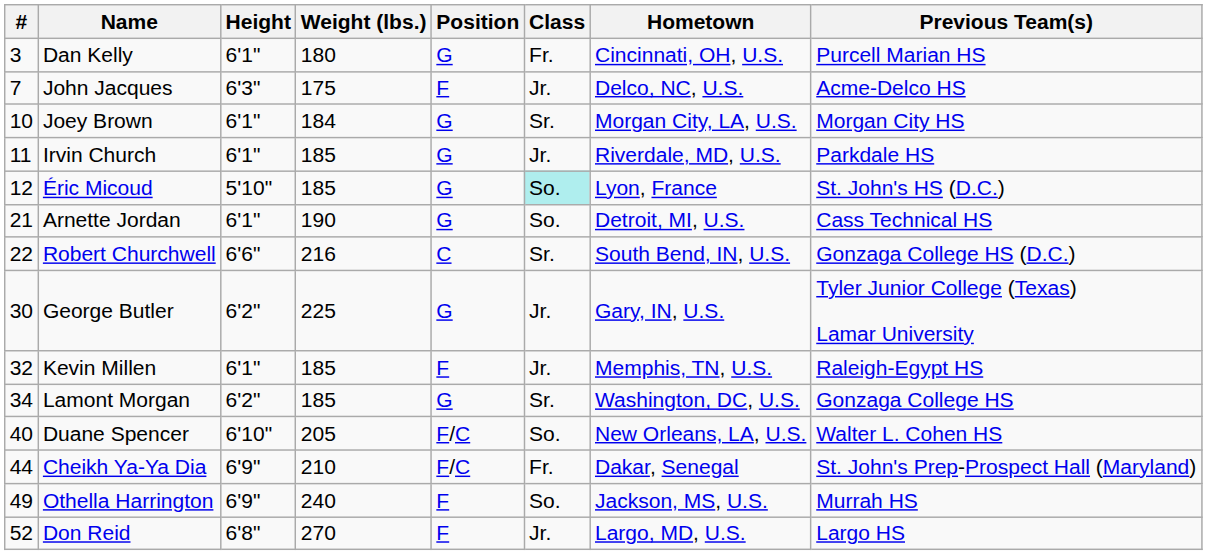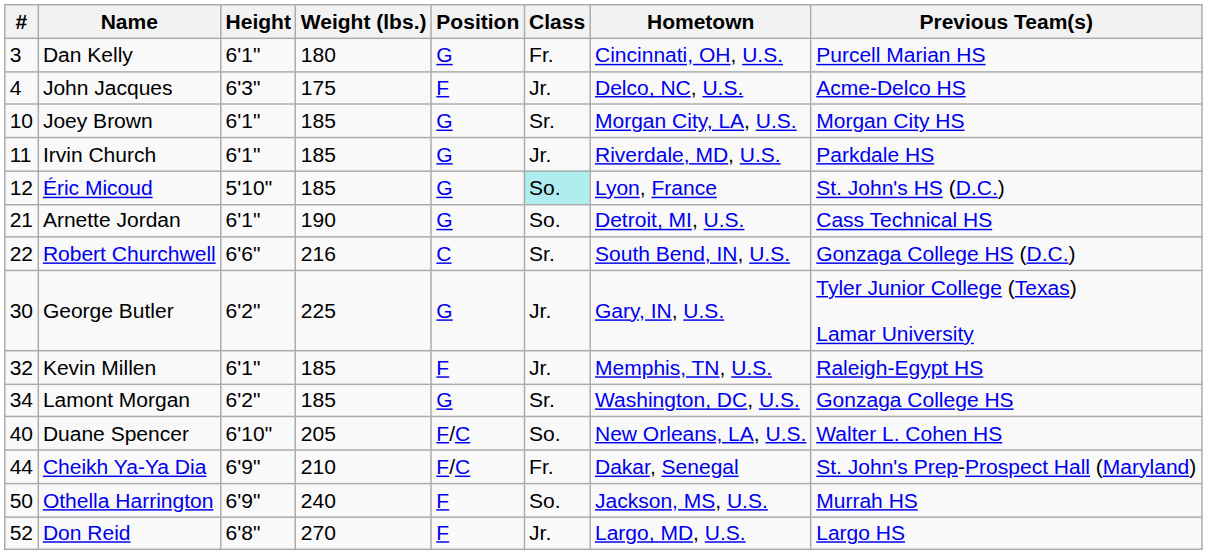(16, 88) 7 -> (16, 88) 4
(318, 121) 184 -> (318, 121) 185
(21, 500) 49 -> (21, 500) 50
